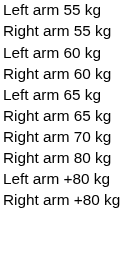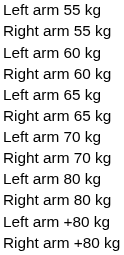+ row: (52, 137)
+ row: (52, 179)
